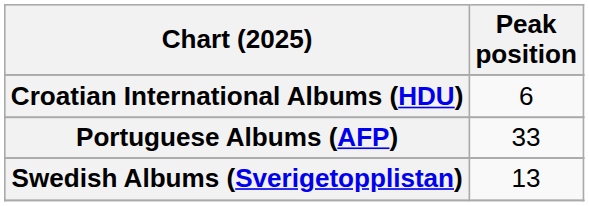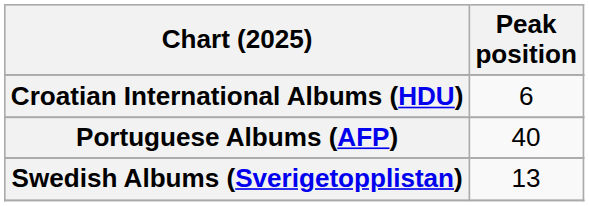(526, 137) 33 -> (526, 137) 40
